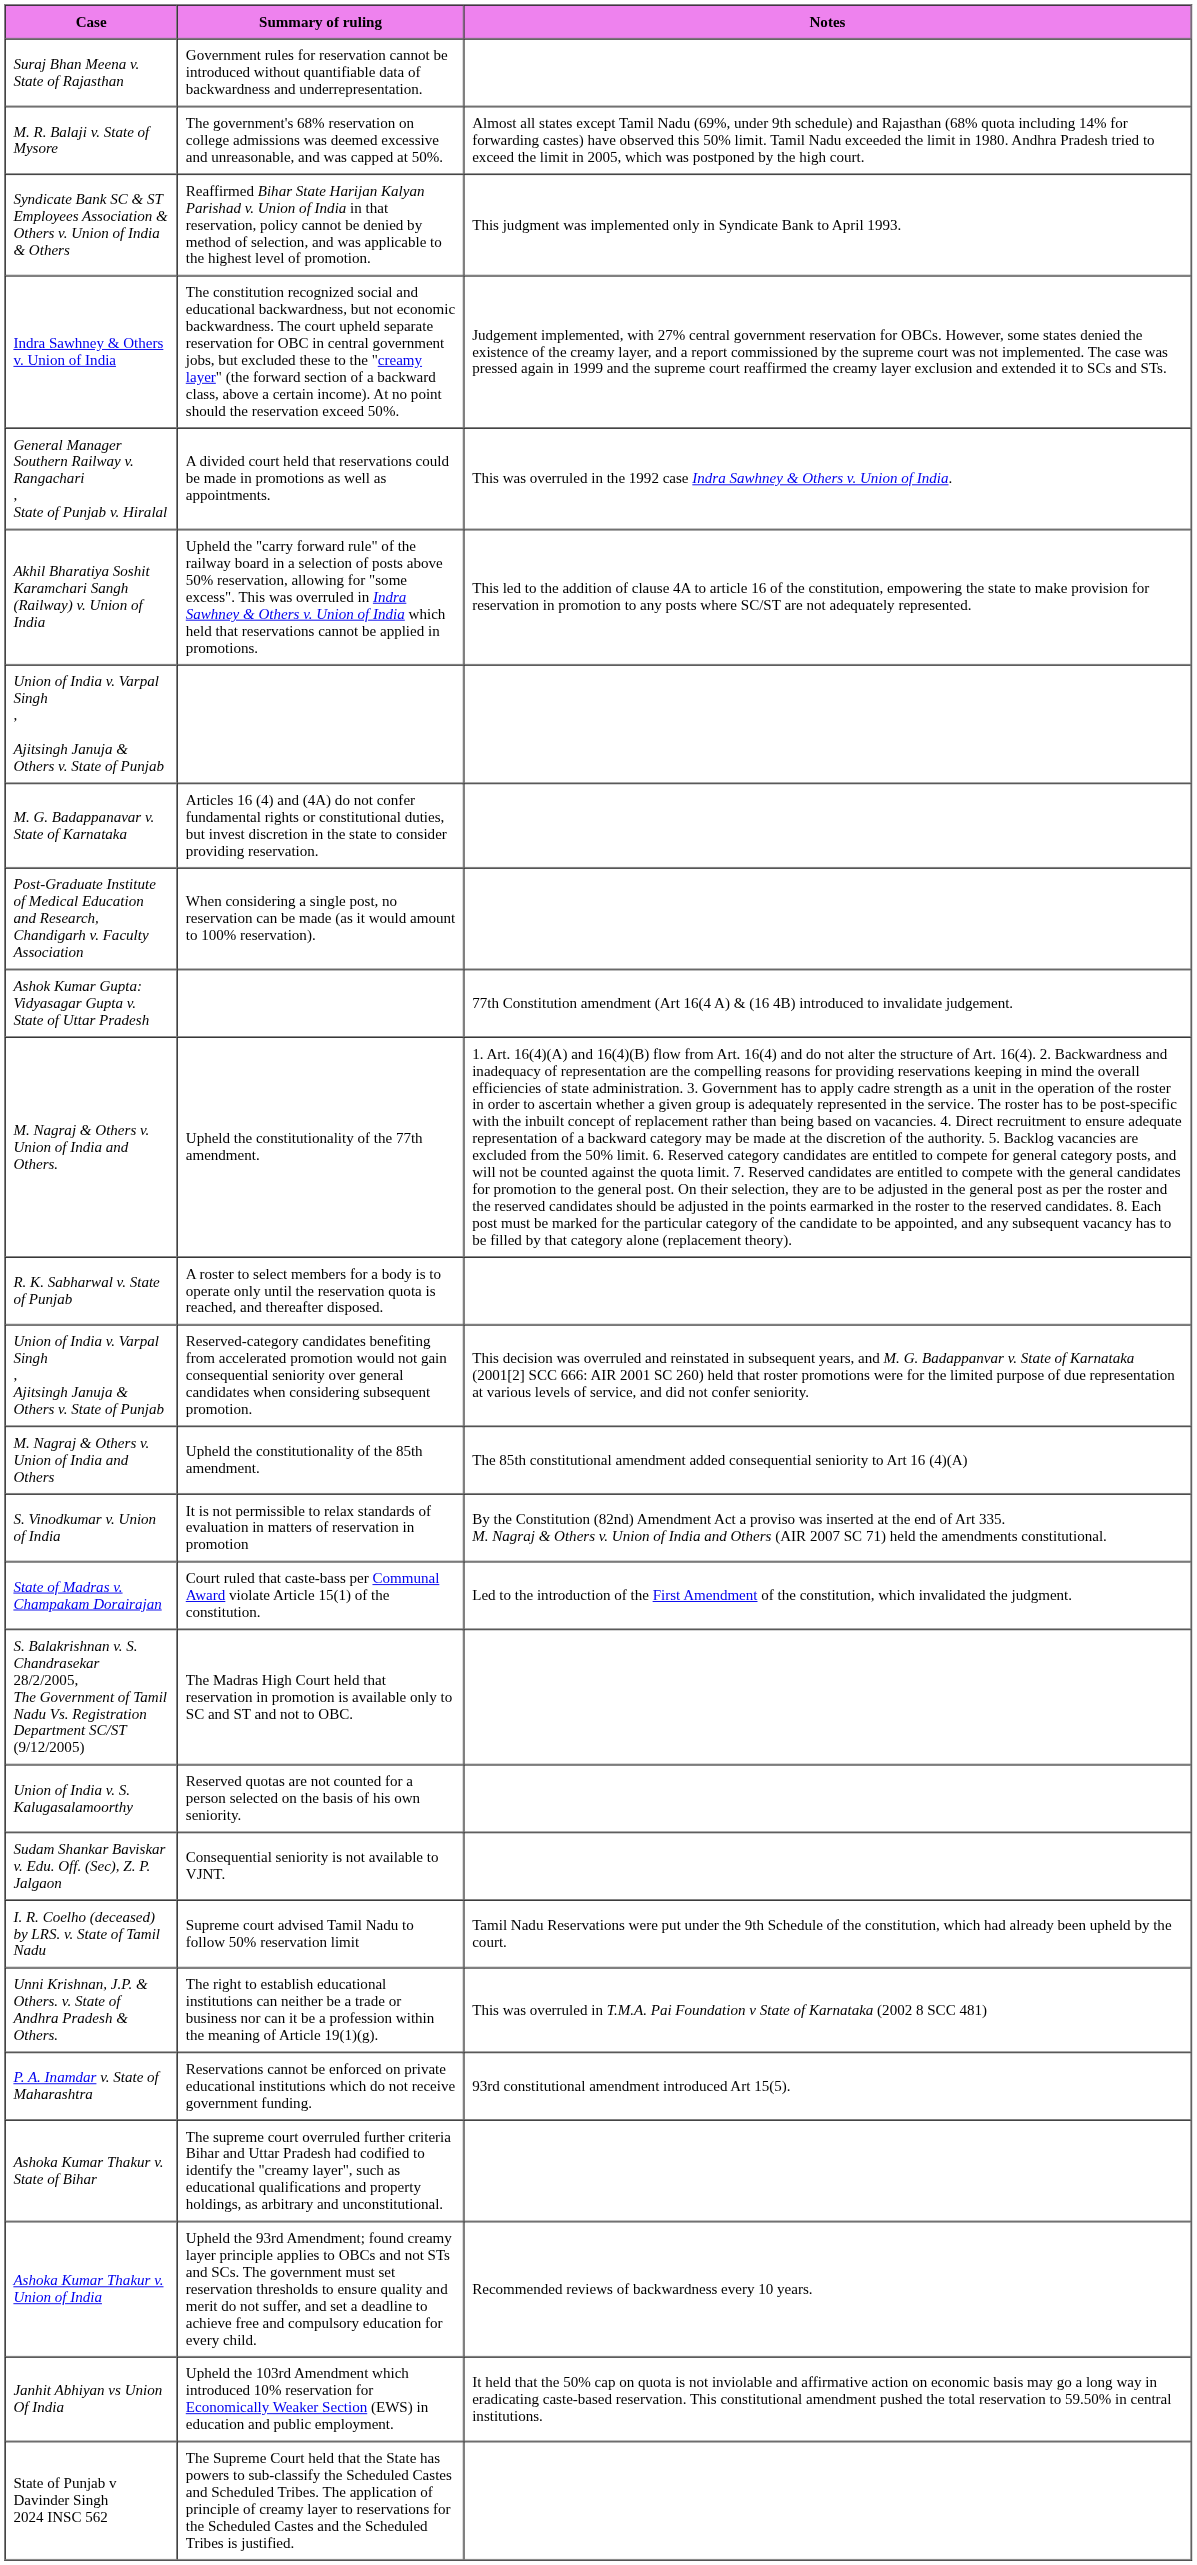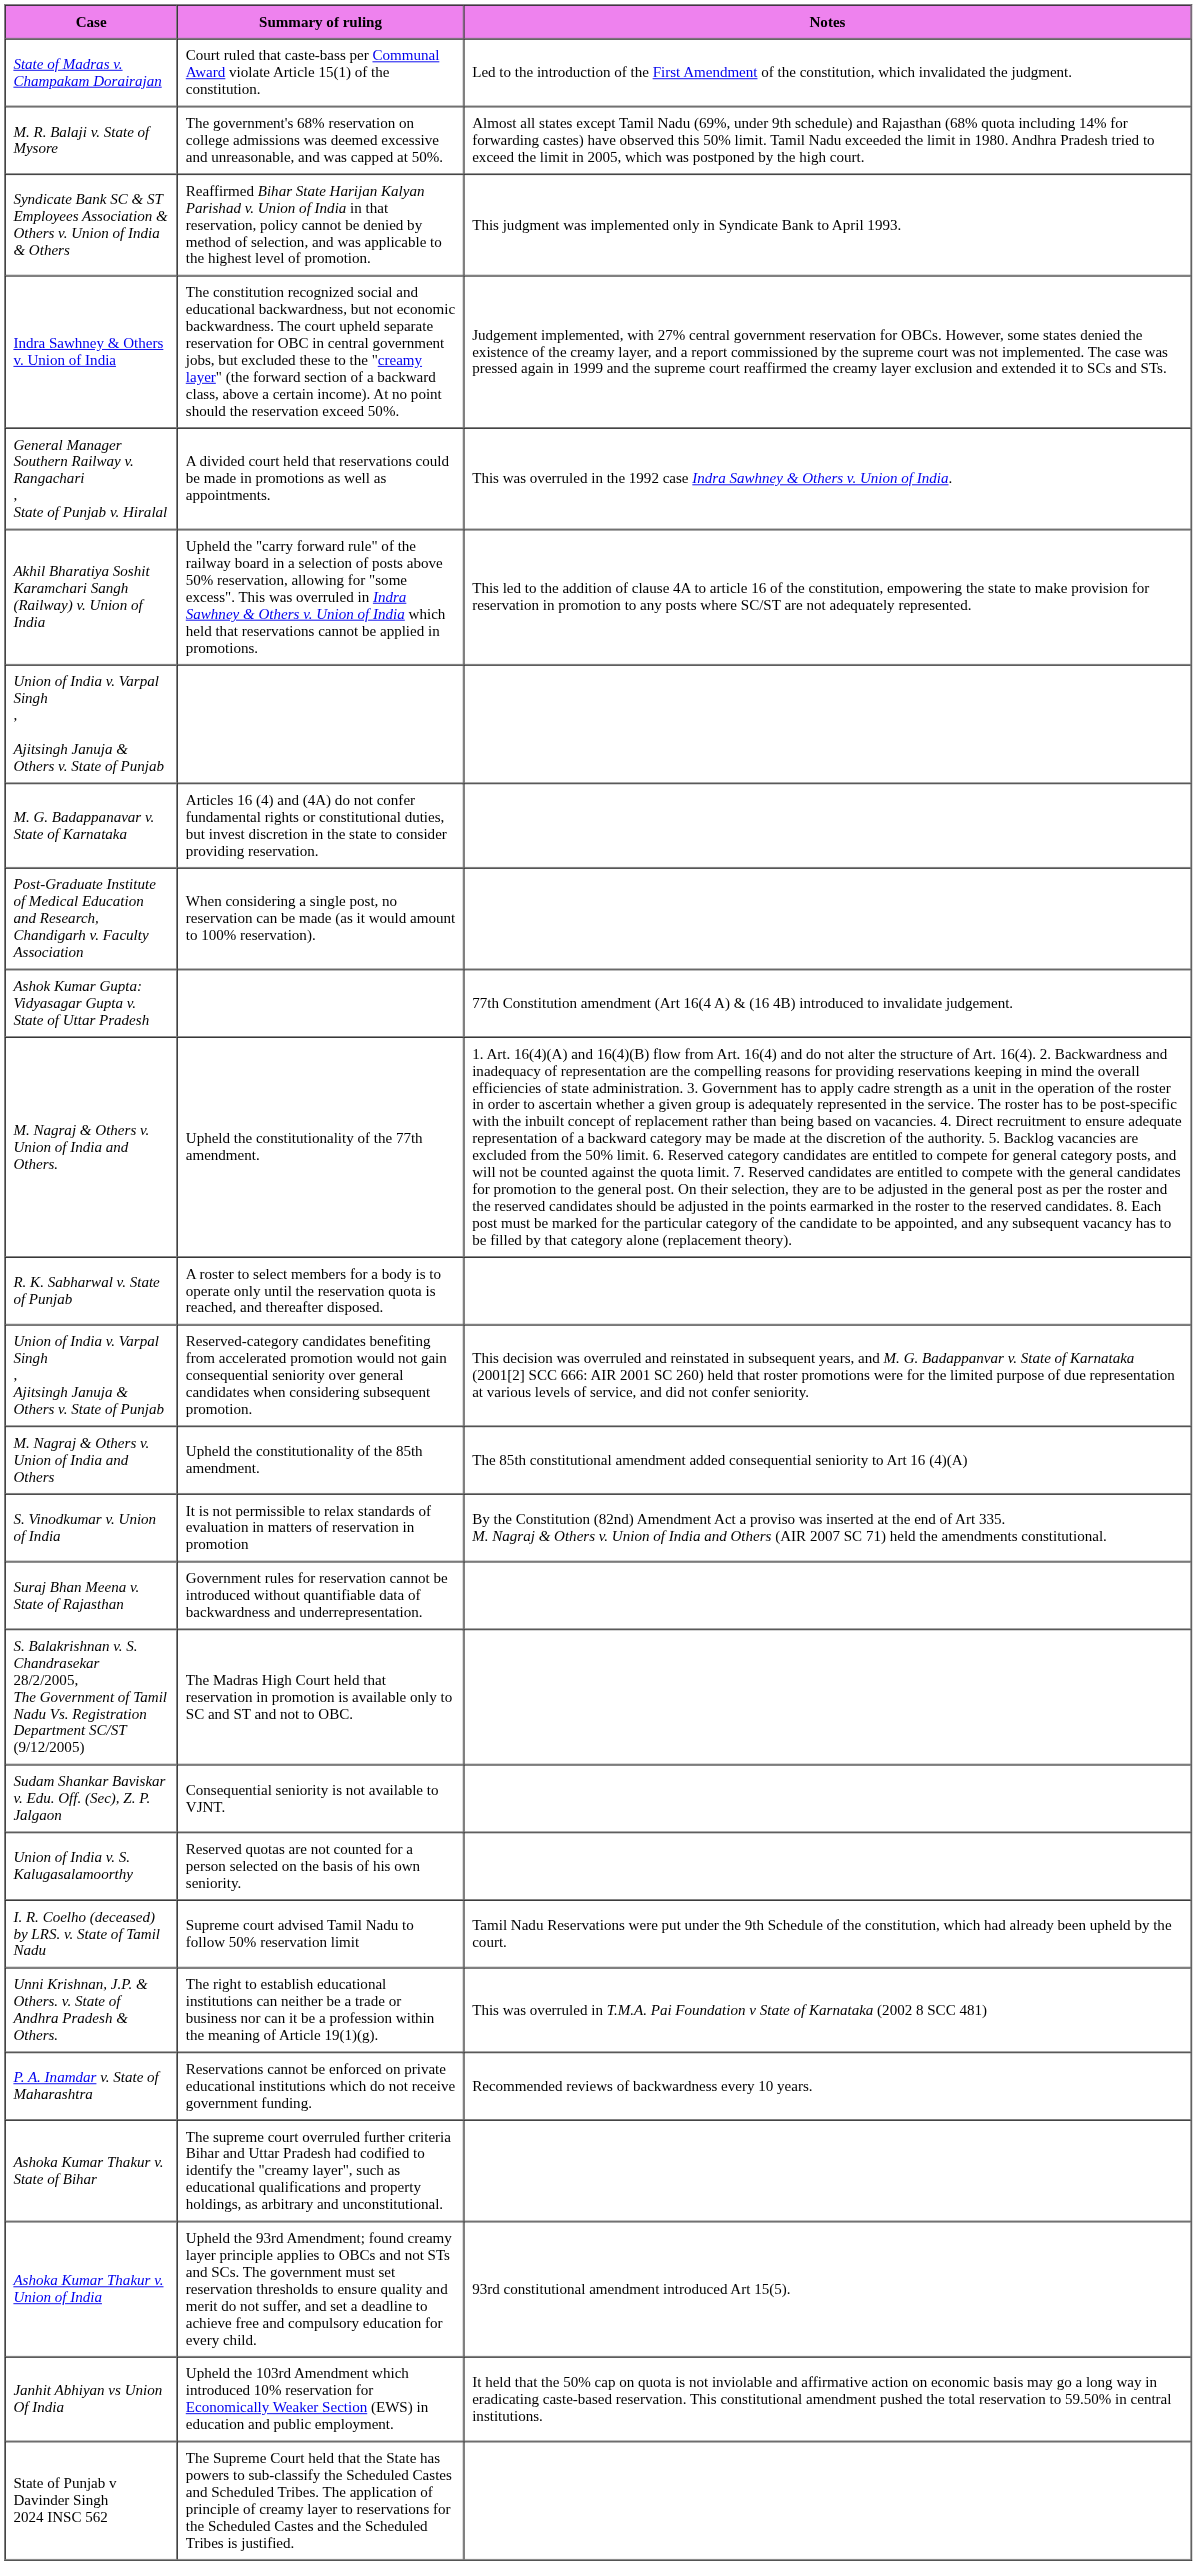rows swapped: (88, 1595) <-> (76, 72)
rows swapped: (89, 1866) <-> (73, 1798)
(631, 2086) 93rd constitutional amendment introduced Art 15(5). -> (642, 2086) Recommended reviews of backwardness every 10 years.
(642, 2289) Recommended reviews of backwardness every 10 years. -> (631, 2289) 93rd constitutional amendment introduced Art 15(5).
